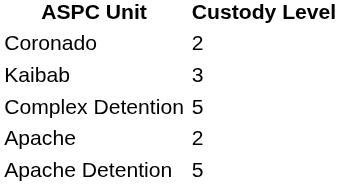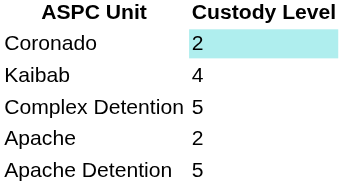(198, 43) no background -> (198, 43) paleturquoise background
(198, 75) 3 -> (198, 75) 4
